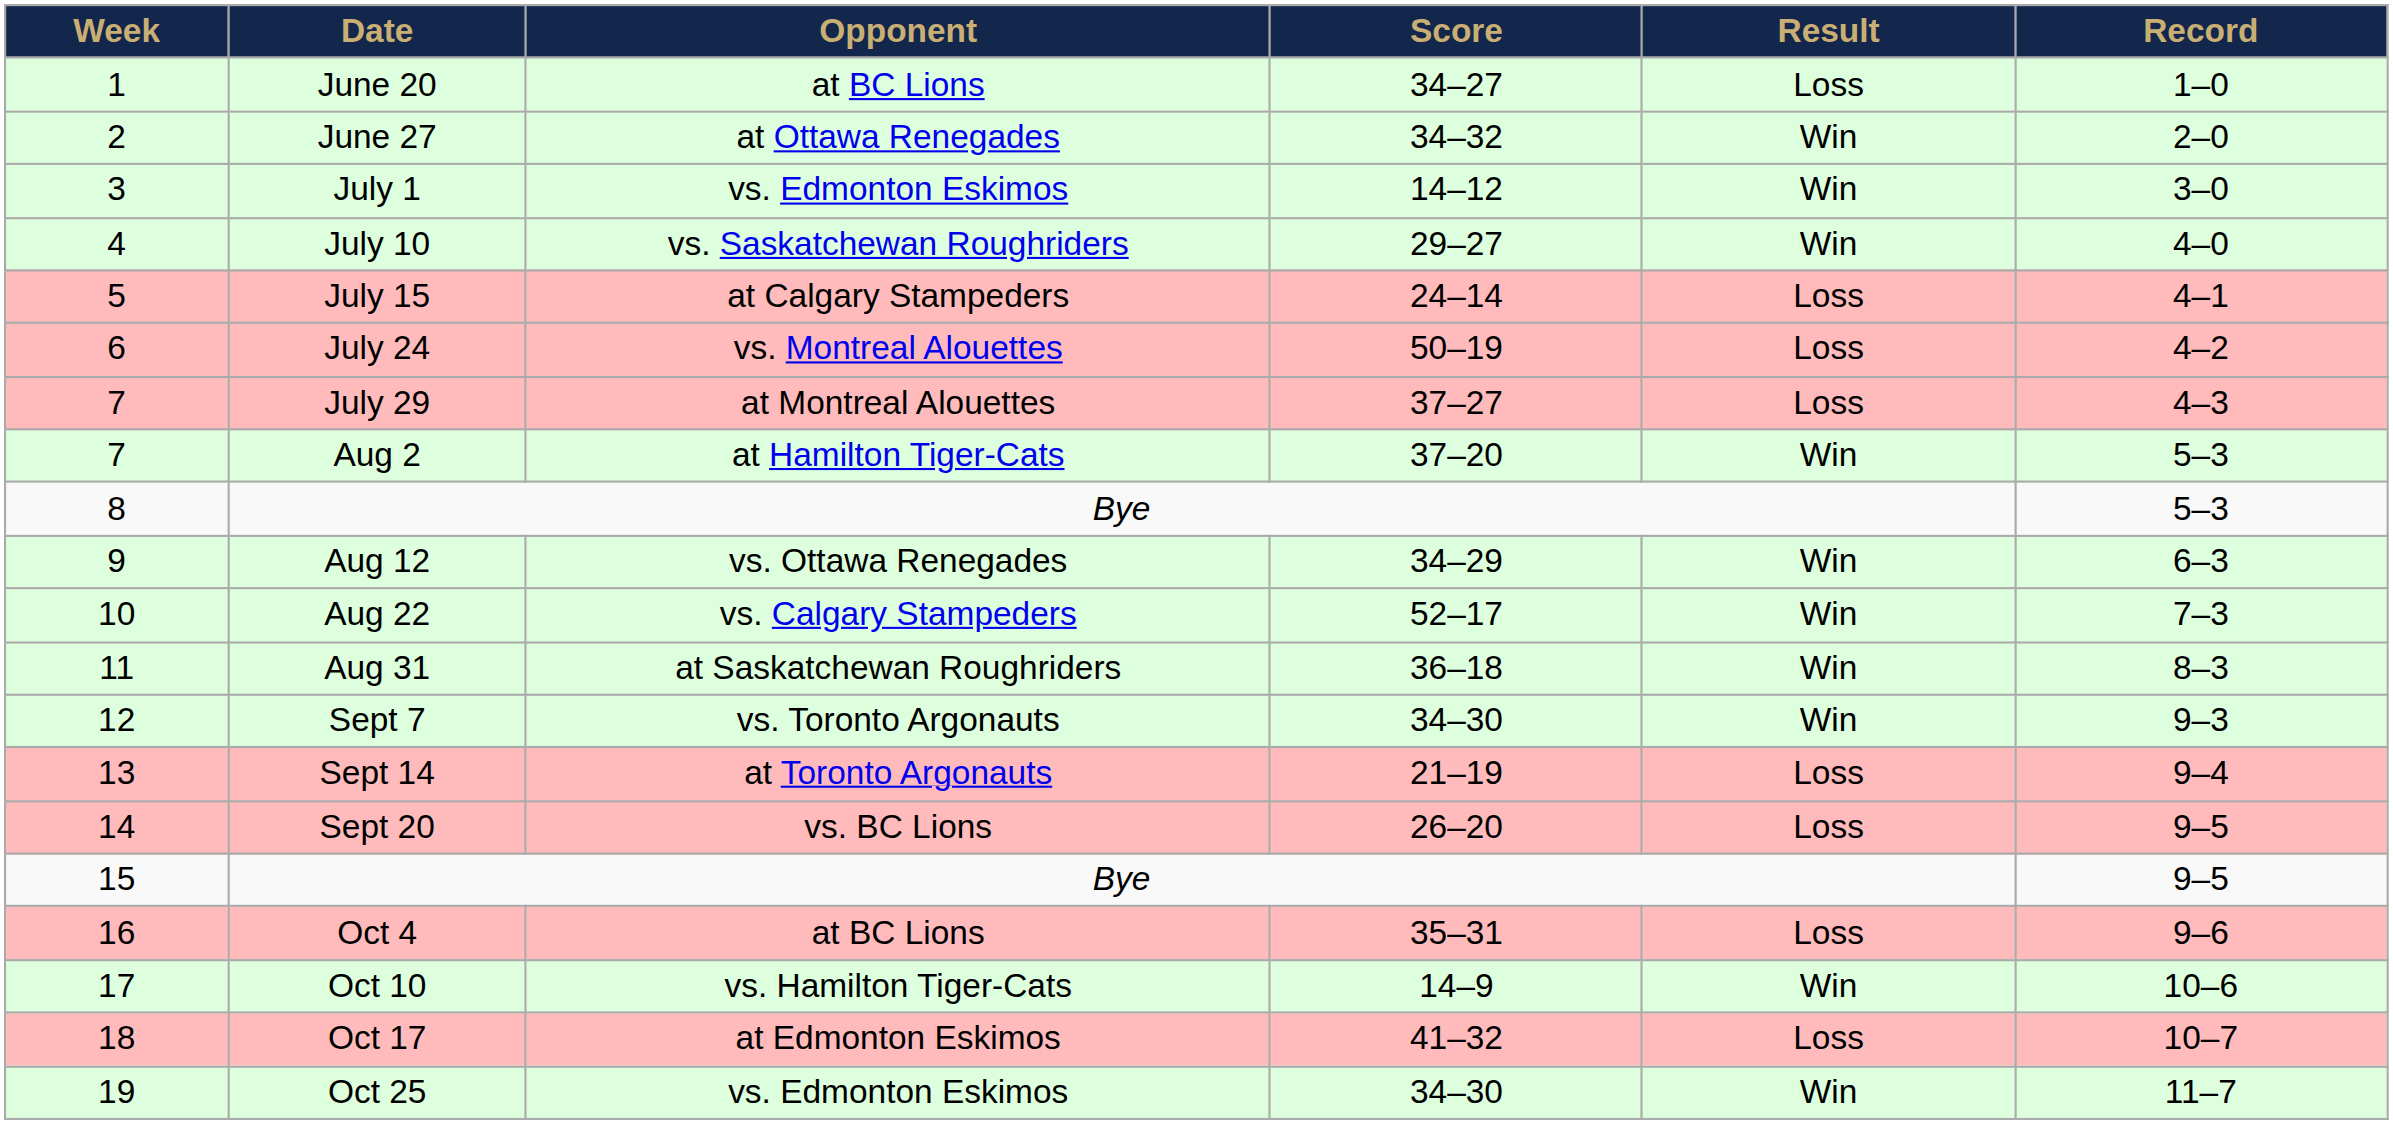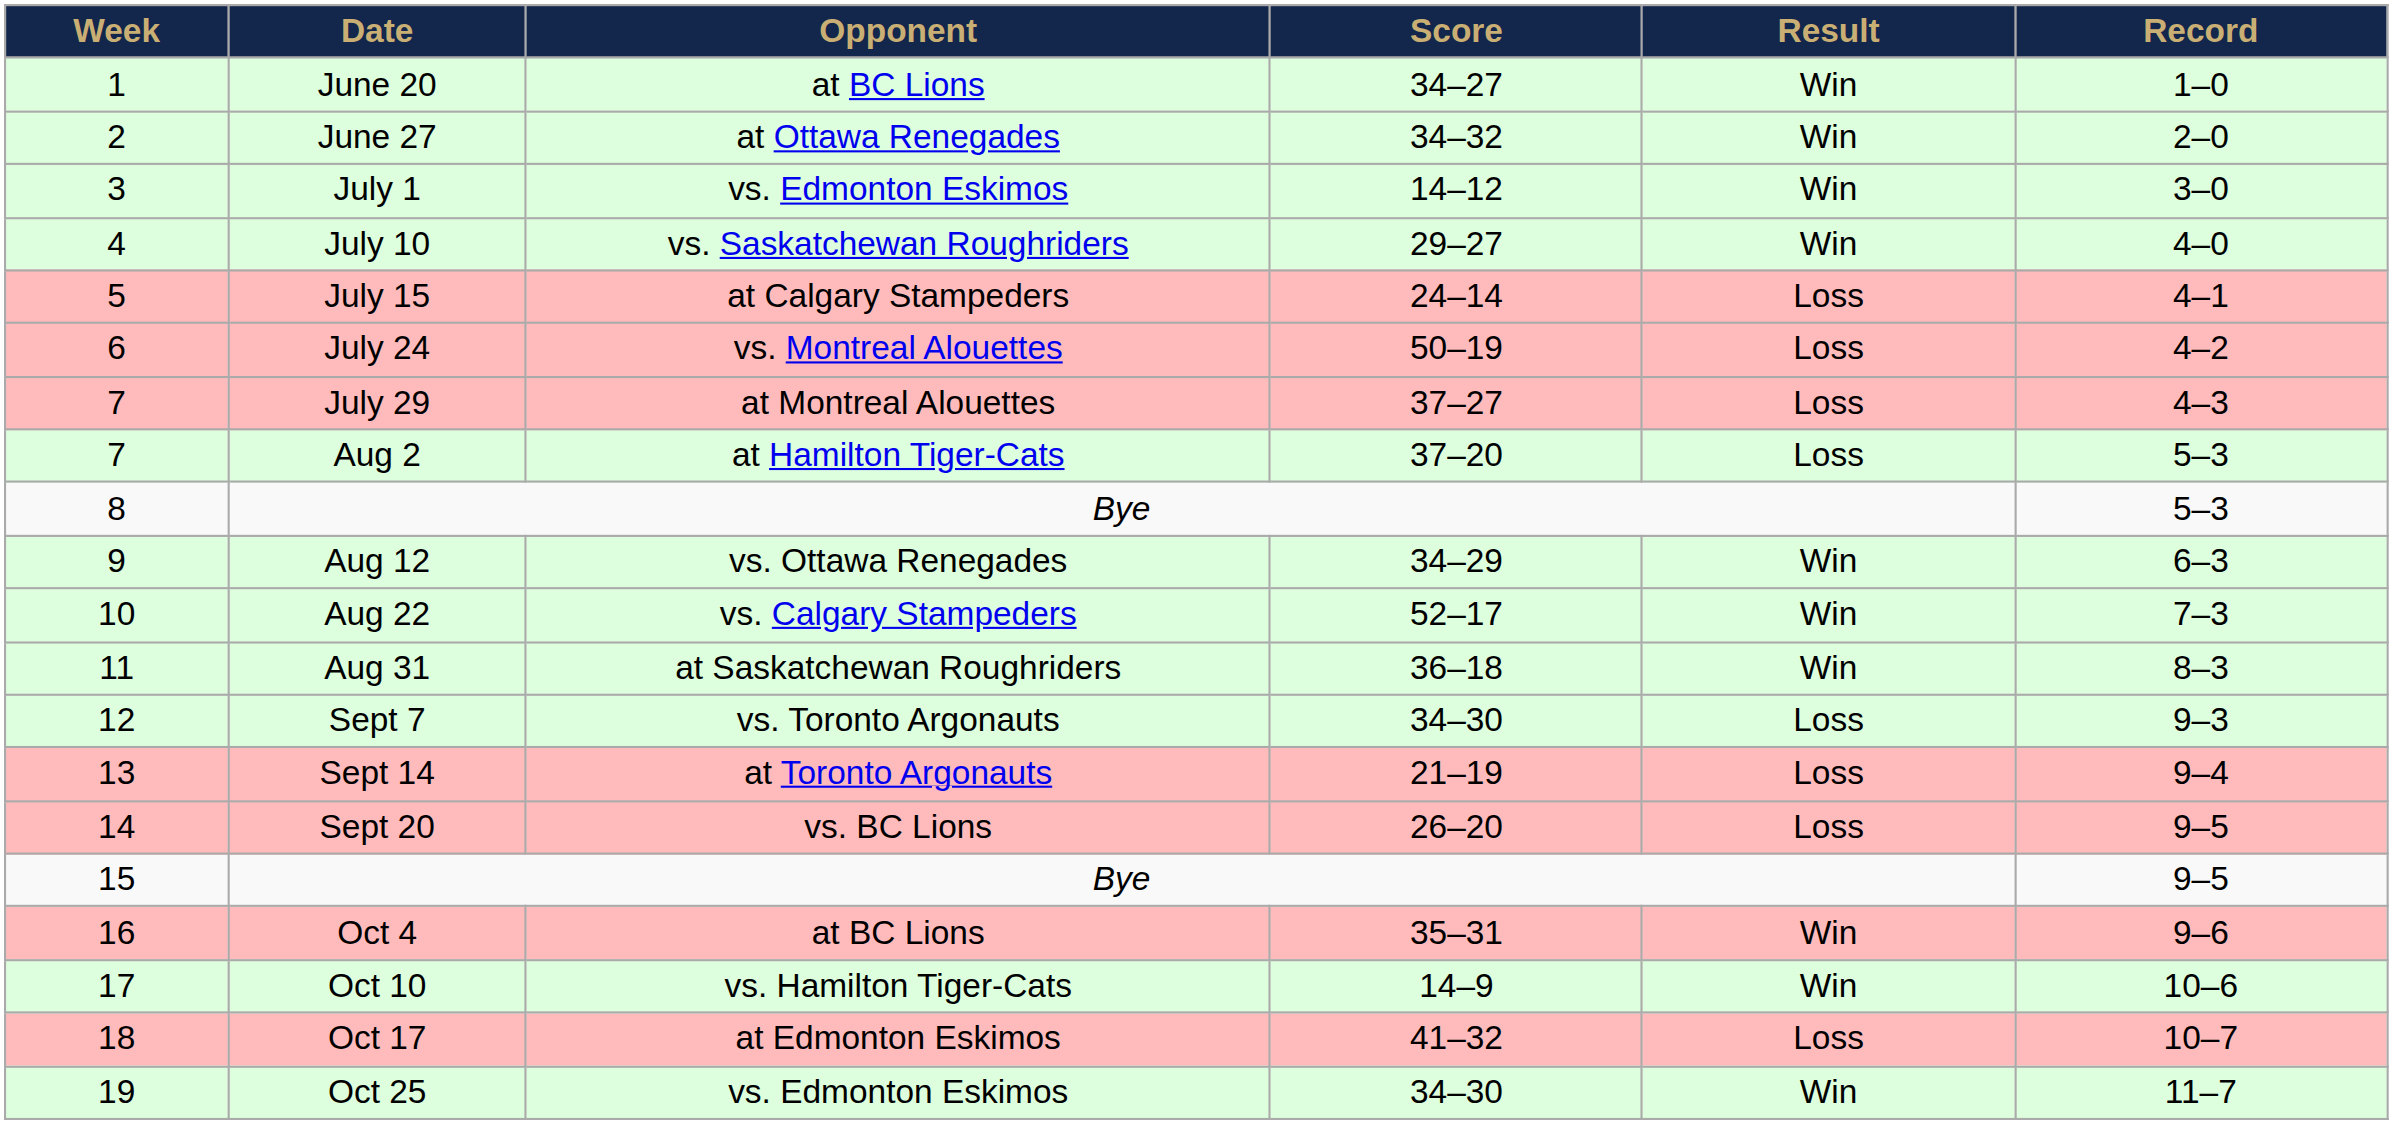(1829, 84) Loss -> (1829, 84) Win
(1829, 455) Win -> (1829, 455) Loss
(1829, 720) Win -> (1829, 720) Loss
(1829, 932) Loss -> (1829, 932) Win
